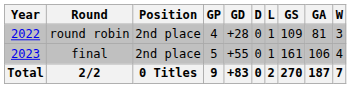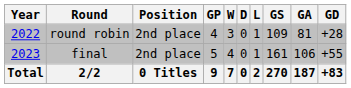columns swapped: (339, 14) <-> (238, 14)
